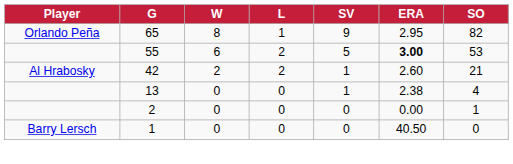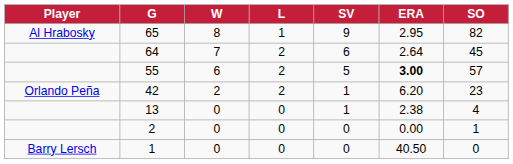(62, 33) Orlando Peña -> (62, 33) Al Hrabosky
+ row: (152, 52)
(476, 52) 53 -> (476, 71) 57
(62, 71) Al Hrabosky -> (62, 91) Orlando Peña
(411, 71) 2.60 -> (411, 91) 6.20
(476, 71) 21 -> (476, 91) 23
